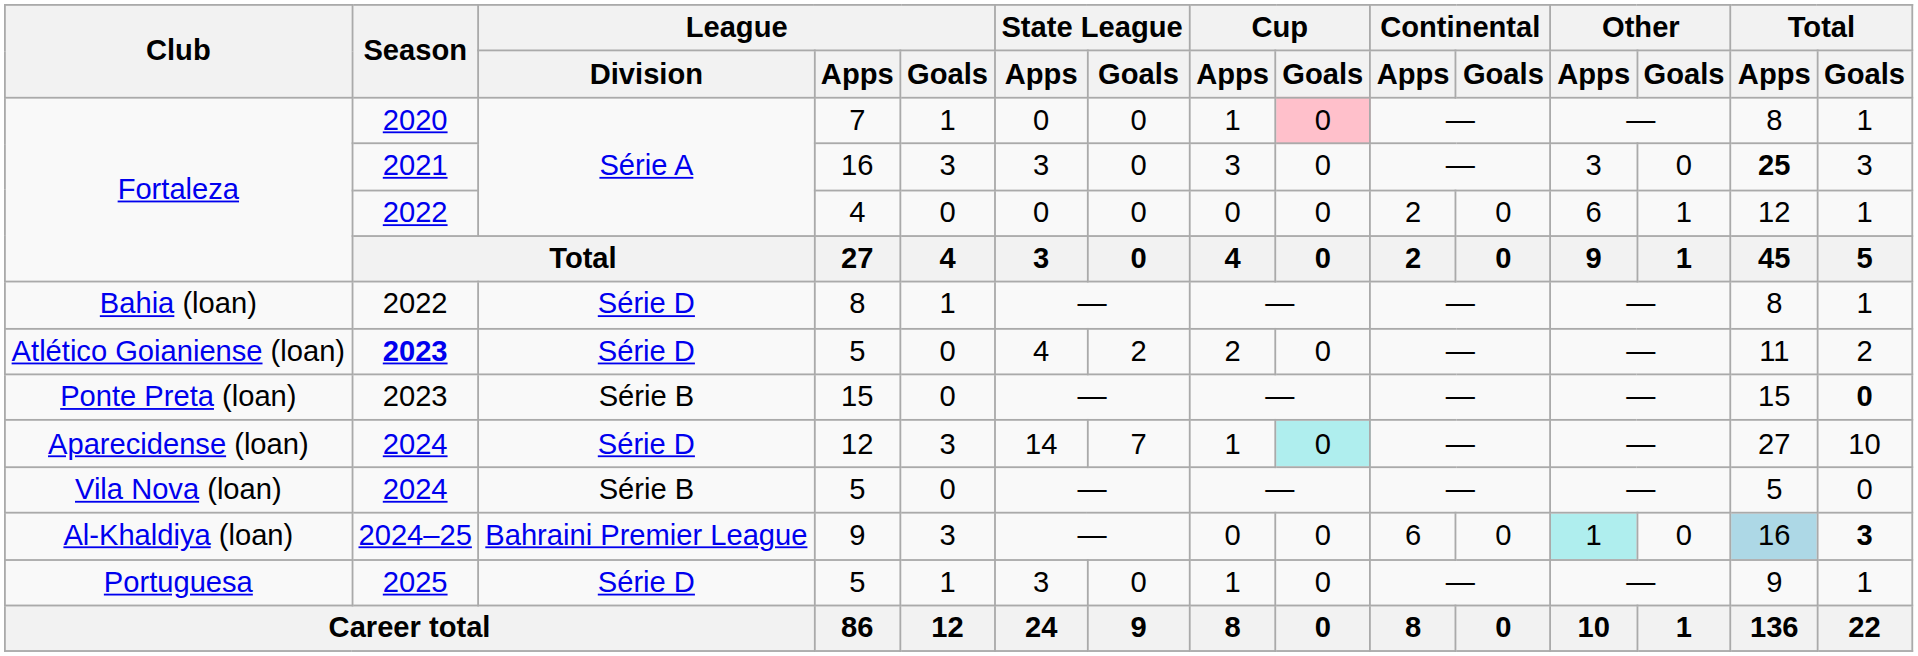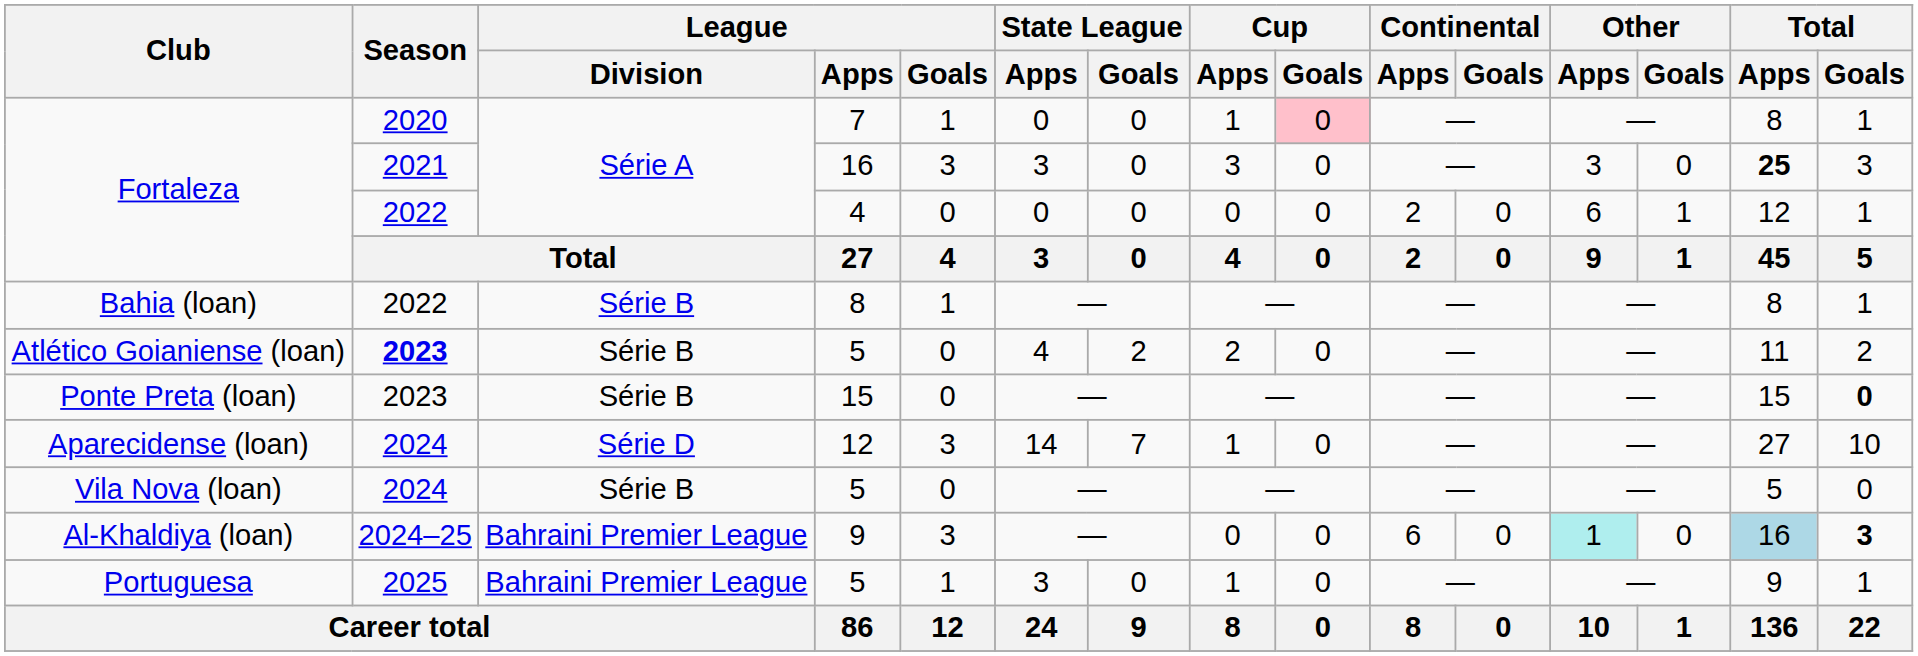(646, 304) Série D -> (646, 304) Série B
(646, 350) Série D -> (646, 350) Série B
(1323, 443) paleturquoise background -> (1323, 443) no background
(646, 581) Série D -> (646, 581) Bahraini Premier League
